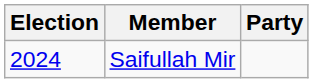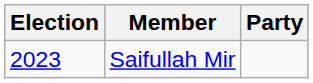(35, 58) 2024 -> (35, 58) 2023
